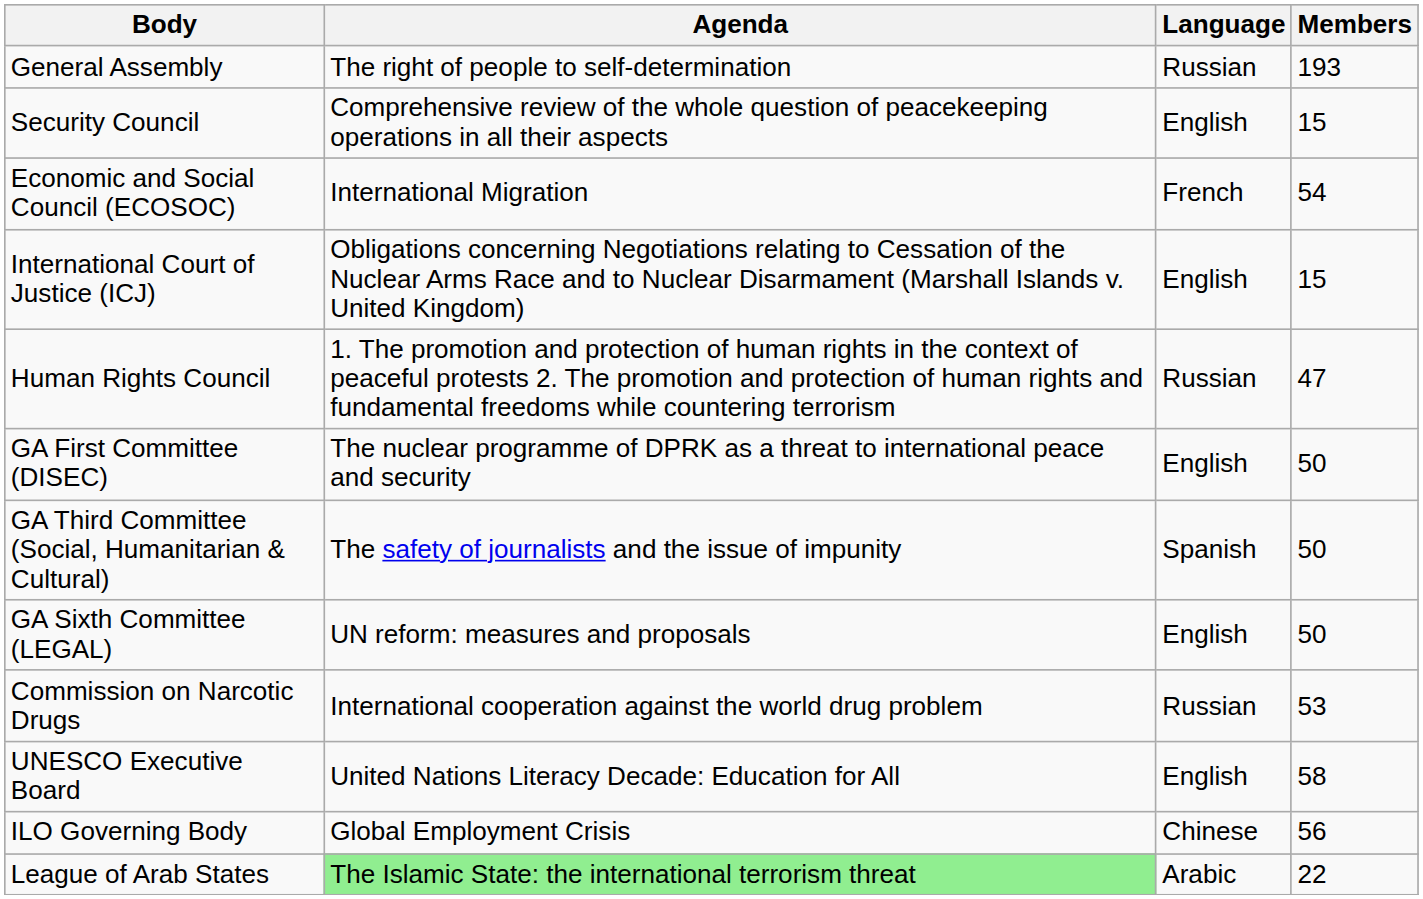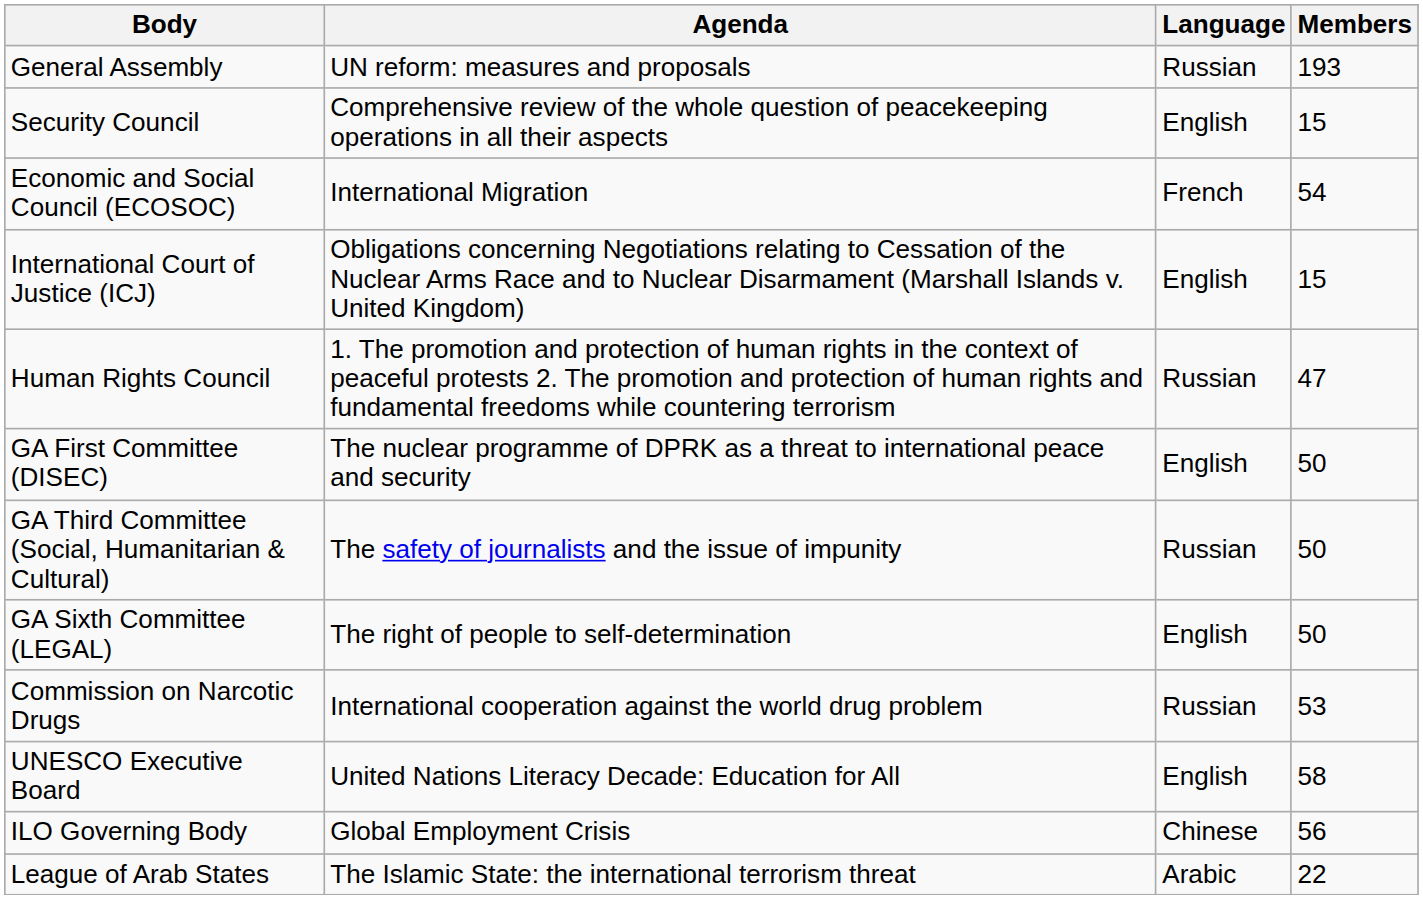(561, 66) The right of people to self-determination -> (540, 66) UN reform: measures and proposals
(1209, 549) Spanish -> (1209, 549) Russian
(540, 634) UN reform: measures and proposals -> (561, 634) The right of people to self-determination
(623, 873) lightgreen background -> (623, 873) no background
